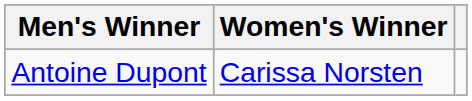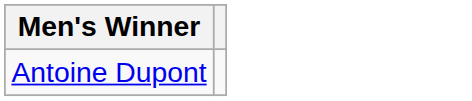- column: (334, 26)
